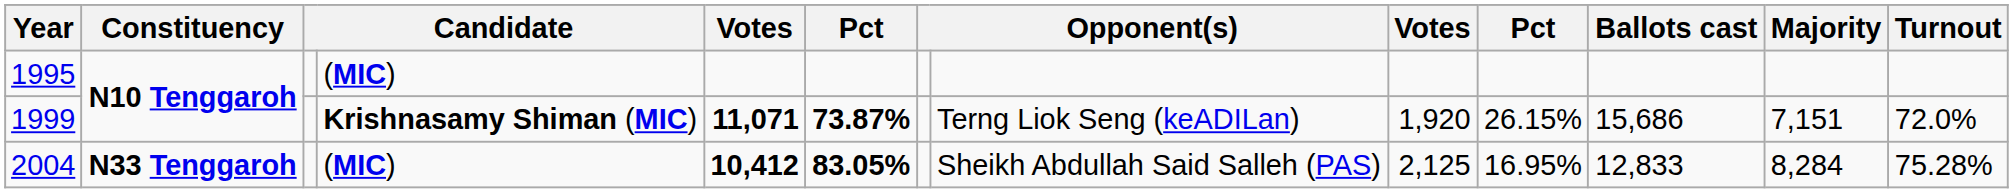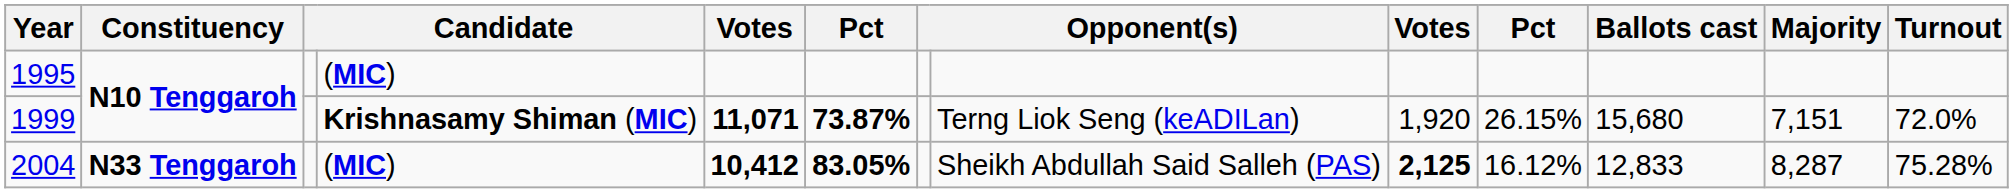(1639, 119) 15,686 -> (1639, 119) 15,680
(1435, 165) normal -> (1435, 165) bold
(1533, 165) 16.95% -> (1533, 165) 16.12%
(1807, 165) 8,284 -> (1807, 165) 8,287
